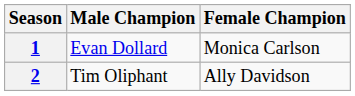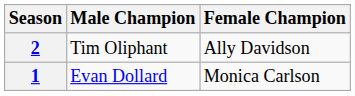rows swapped: (35, 47) <-> (35, 76)
